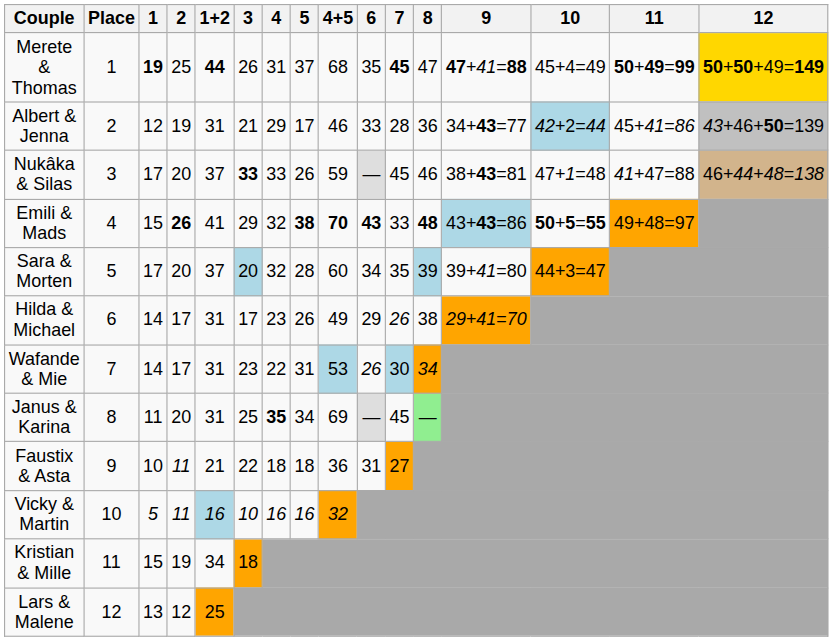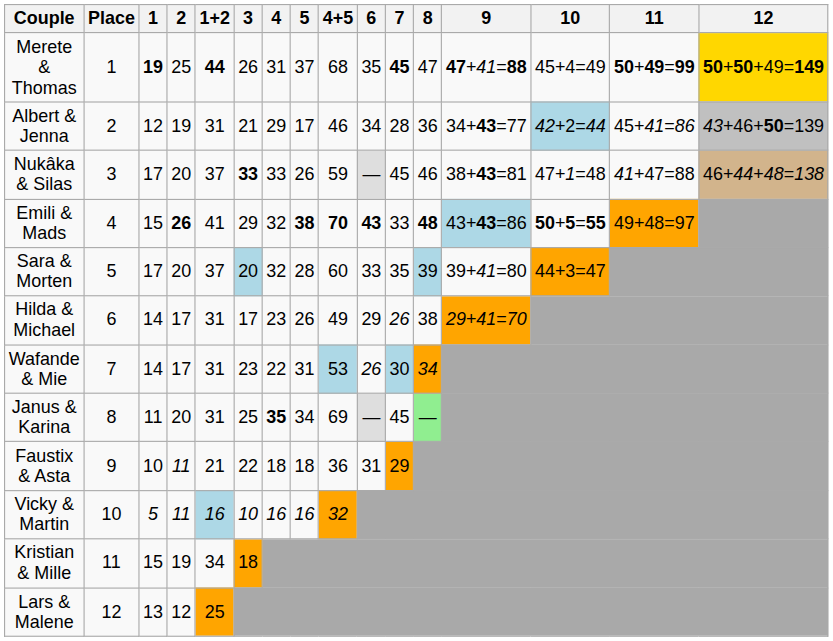(371, 125) 33 -> (371, 125) 34
(371, 271) 34 -> (371, 271) 33
(400, 466) 27 -> (400, 466) 29
